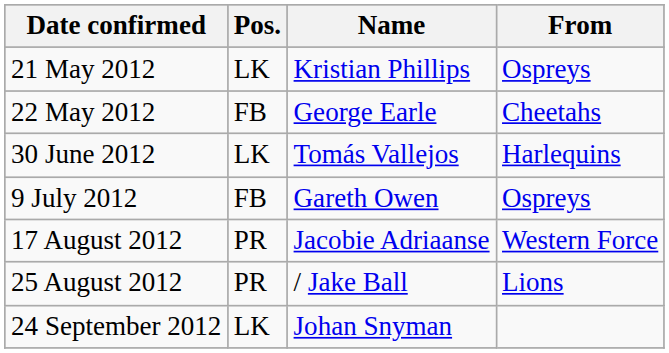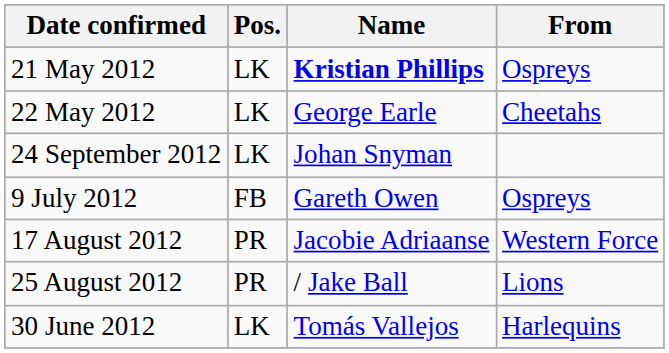(382, 68) normal -> (389, 68) bold
(250, 111) FB -> (252, 111) LK
rows swapped: (83, 154) <-> (116, 326)
